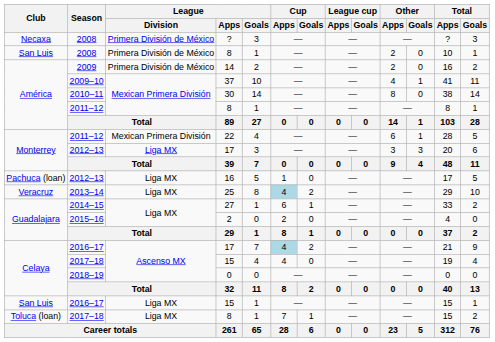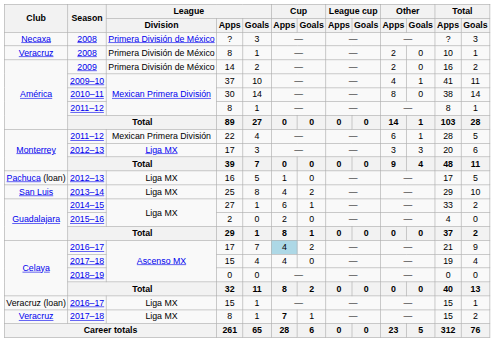(36, 53) San Luis -> (36, 53) Veracruz
(36, 192) Veracruz -> (36, 192) San Luis
(284, 192) lightblue background -> (284, 192) no background
(36, 303) San Luis -> (36, 303) Veracruz (loan)
(36, 317) Toluca (loan) -> (36, 317) Veracruz
(284, 317) normal -> (284, 317) bold
